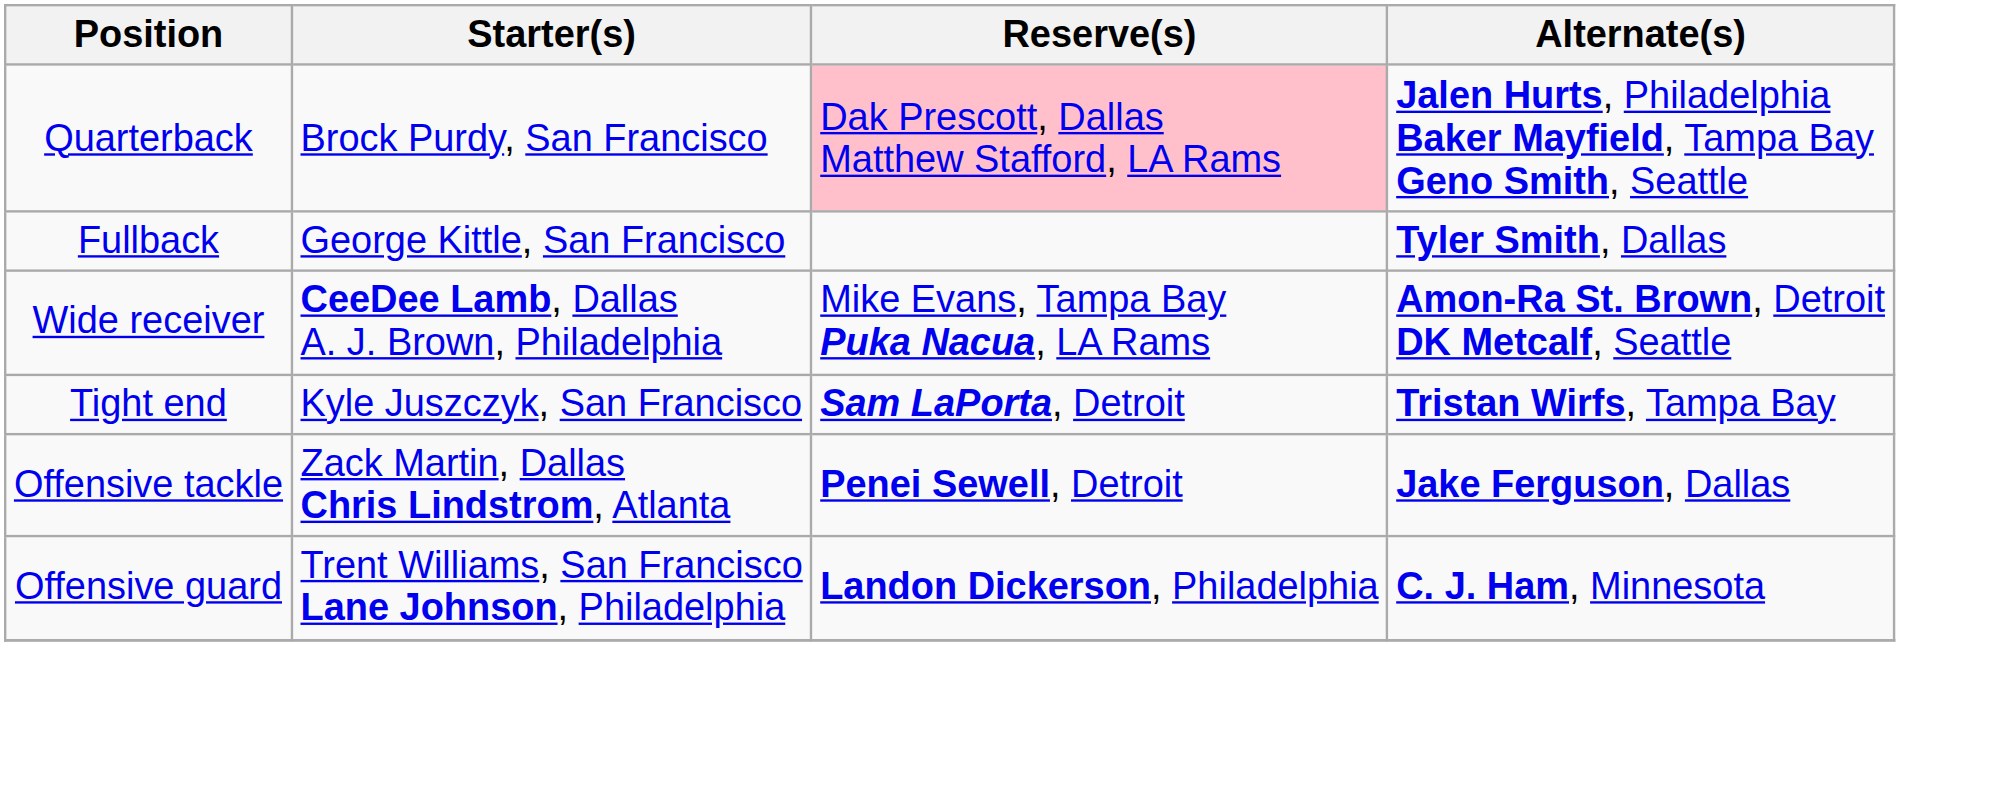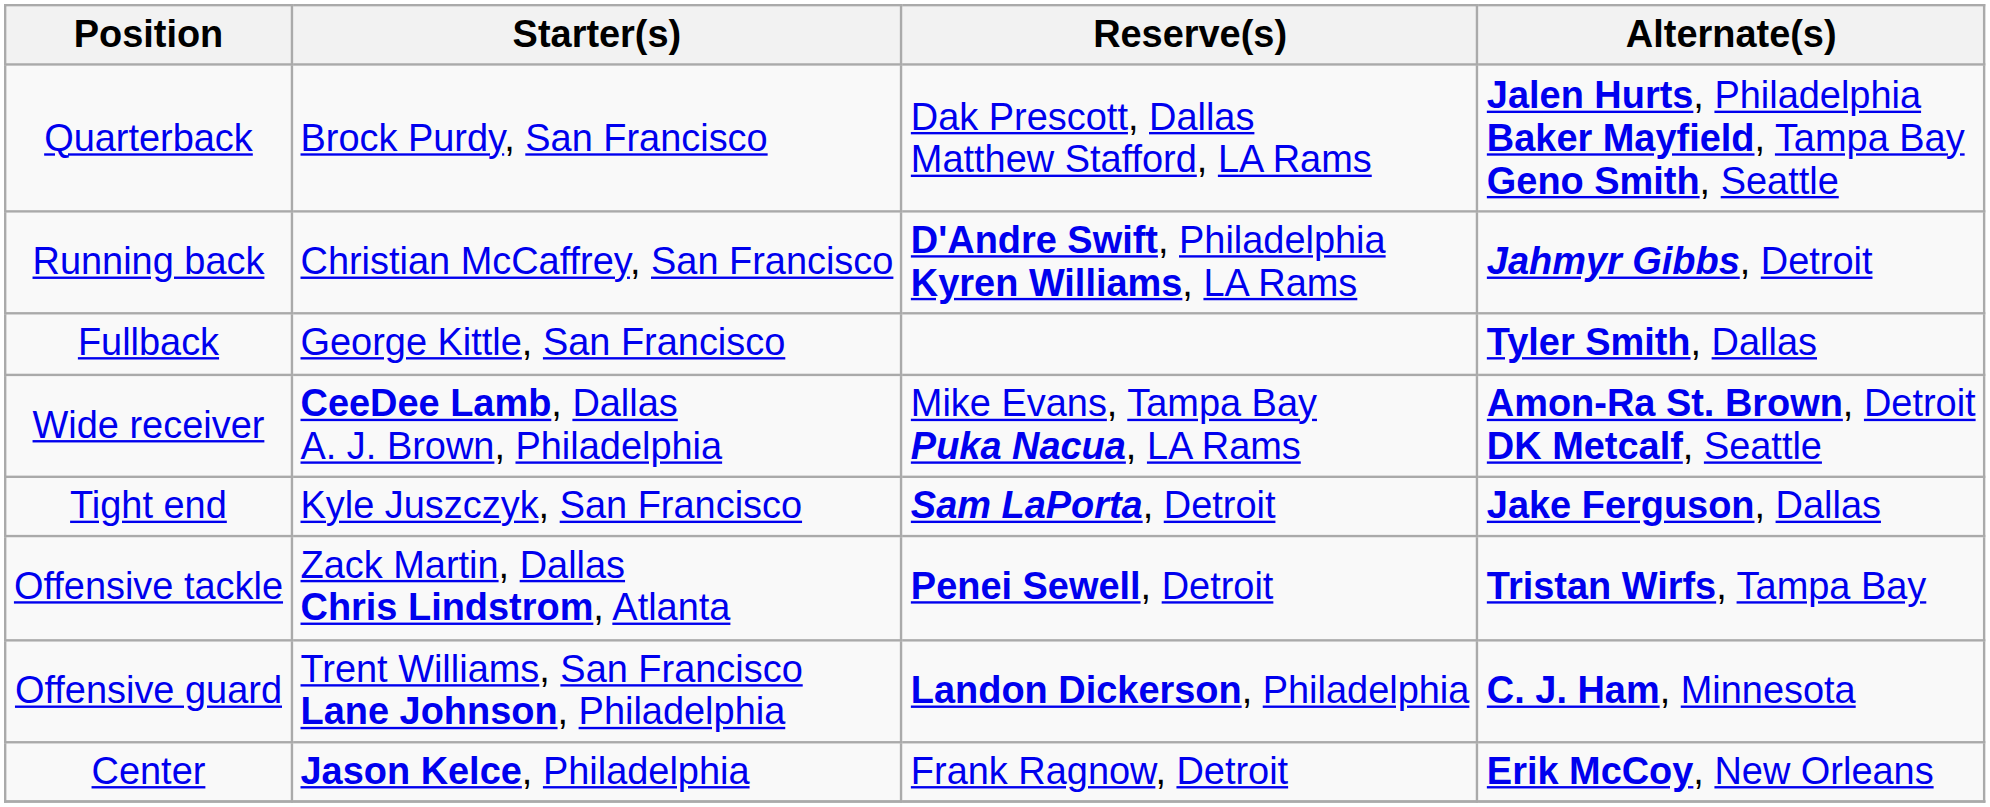(1051, 137) pink background -> (1141, 137) no background
+ row: (148, 261)
(1616, 403) Tristan Wirfs, Tampa Bay -> (1684, 505) Jake Ferguson, Dallas
(1593, 484) Jake Ferguson, Dallas -> (1707, 587) Tristan Wirfs, Tampa Bay
+ row: (148, 771)
